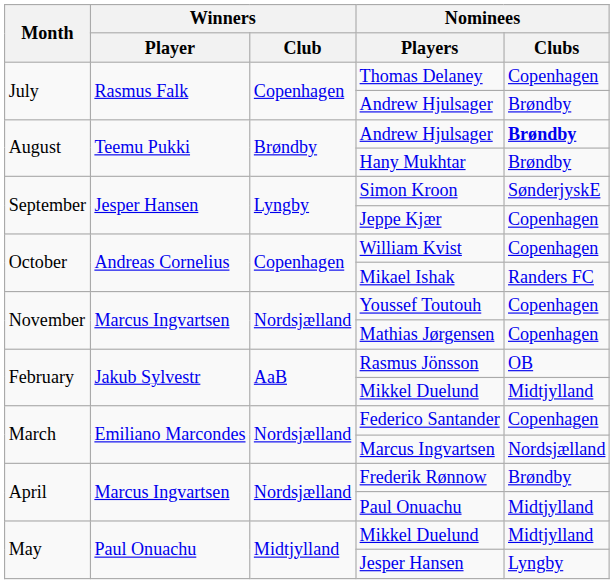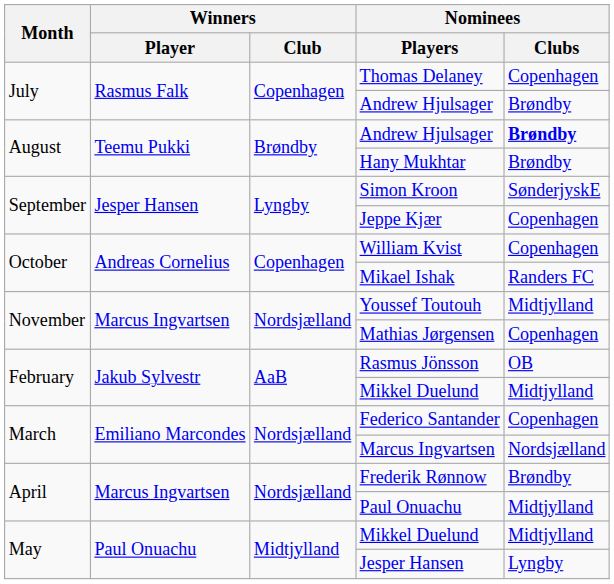(553, 305) Copenhagen -> (551, 305) Midtjylland
